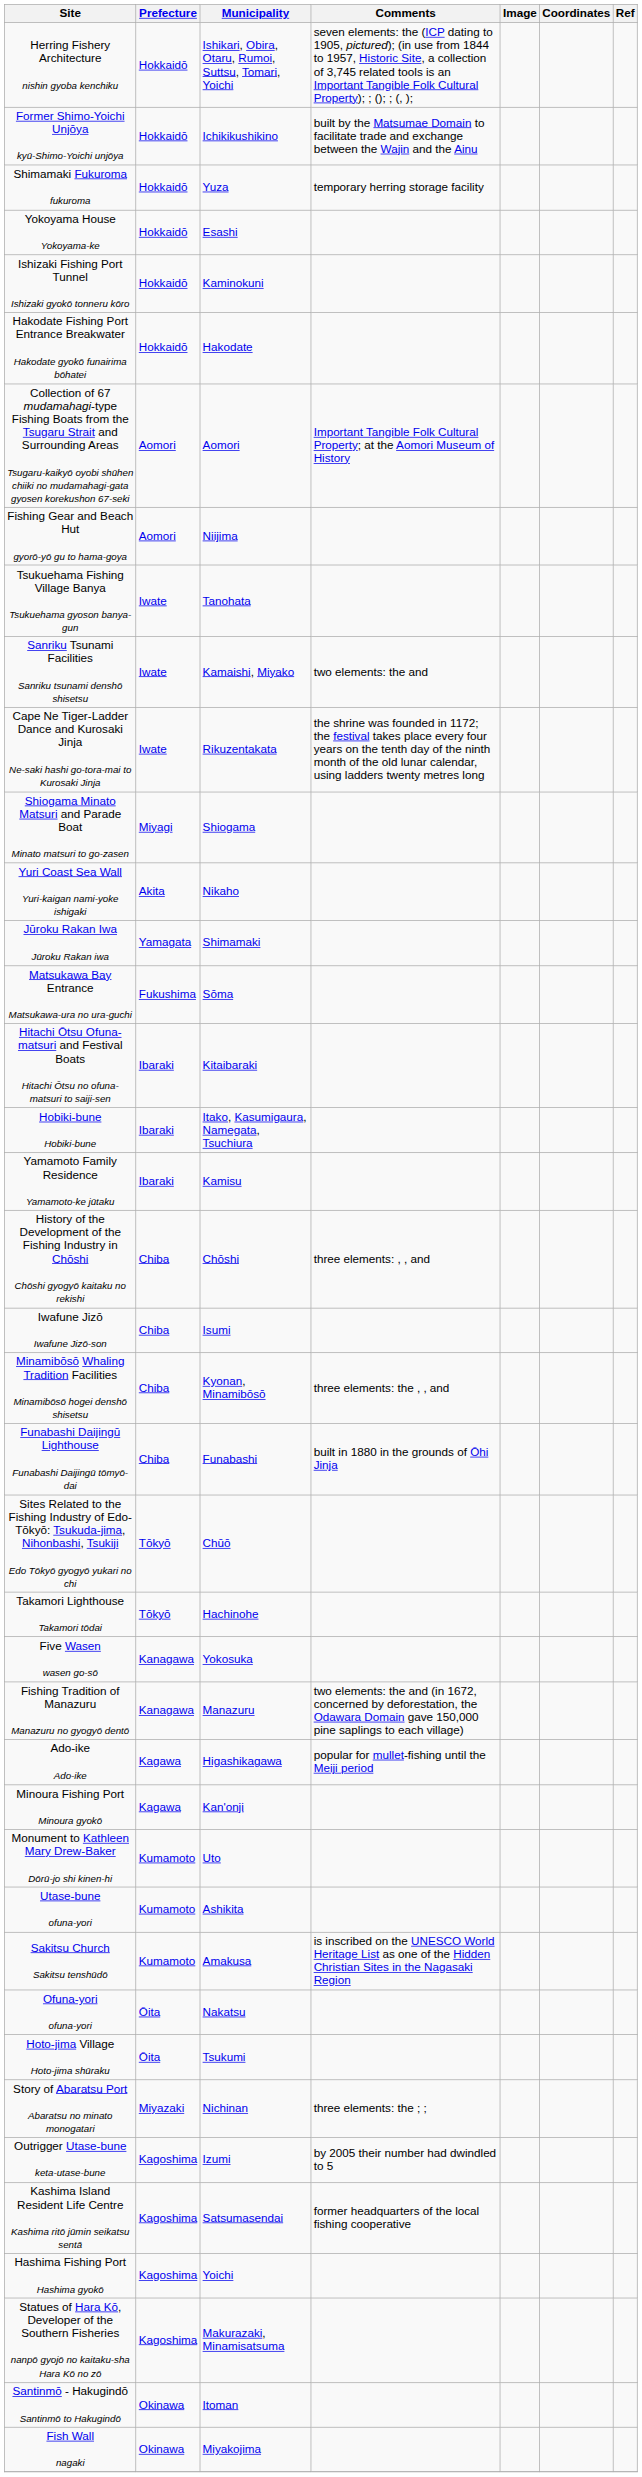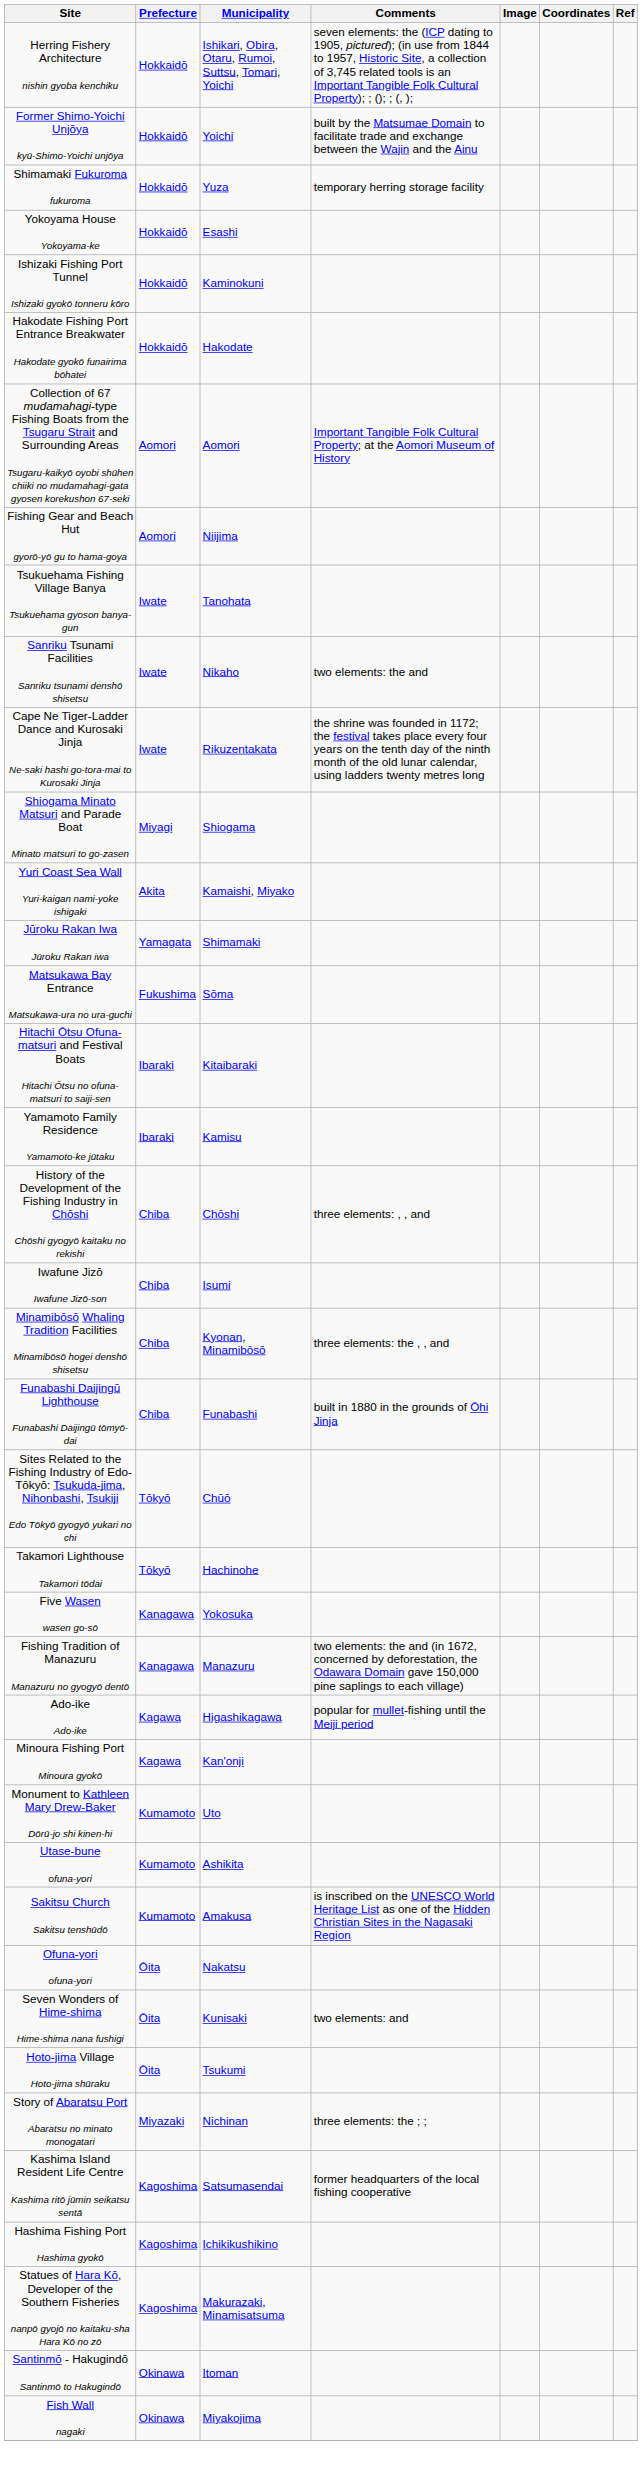(240, 136) Ichikikushikino -> (218, 136) Yoichi
(248, 672) Kamaishi, Miyako -> (221, 672) Nikaho
(221, 891) Nikaho -> (248, 891) Kamaishi, Miyako
- row: (70, 1130)
+ row: (70, 2019)
- row: (70, 2160)
(218, 2275) Yoichi -> (240, 2244) Ichikikushikino
